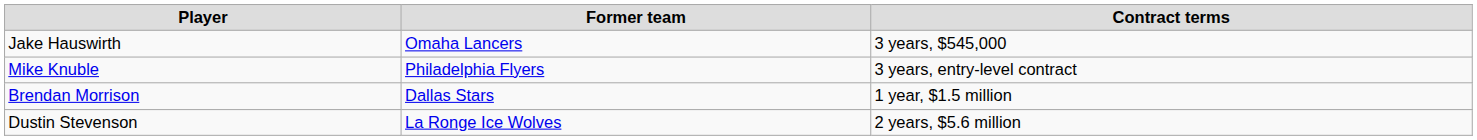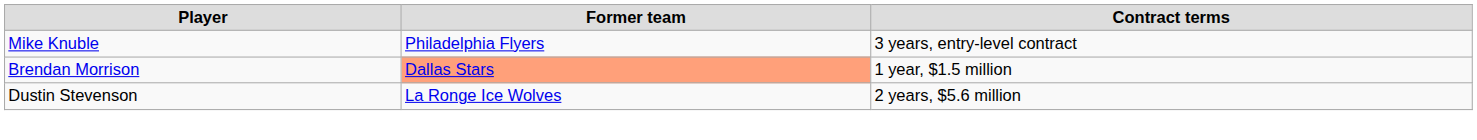- row: (65, 43)
(449, 95) no background -> (449, 69) lightsalmon background
